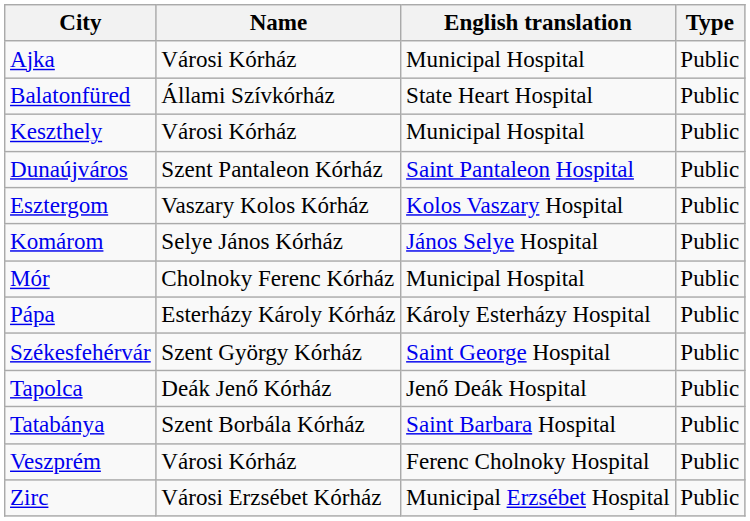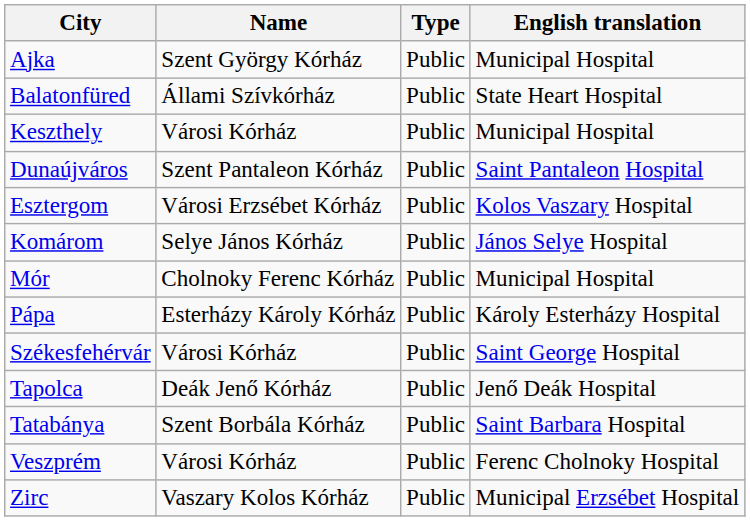columns swapped: (538, 22) <-> (710, 22)
(229, 59) Városi Kórház -> (262, 59) Szent György Kórház
(265, 205) Vaszary Kolos Kórház -> (271, 205) Városi Erzsébet Kórház
(262, 351) Szent György Kórház -> (229, 351) Városi Kórház
(271, 497) Városi Erzsébet Kórház -> (265, 497) Vaszary Kolos Kórház
